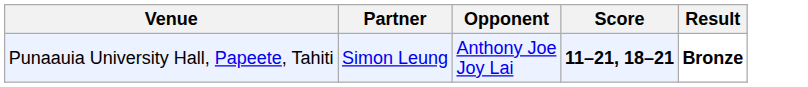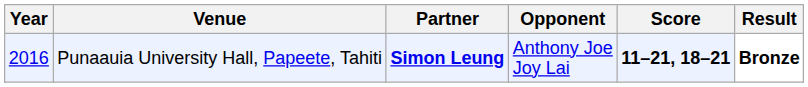+ column: (29, 19)
(395, 58) normal -> (447, 58) bold
